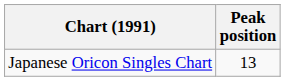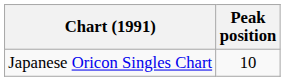(248, 62) 13 -> (248, 62) 10
